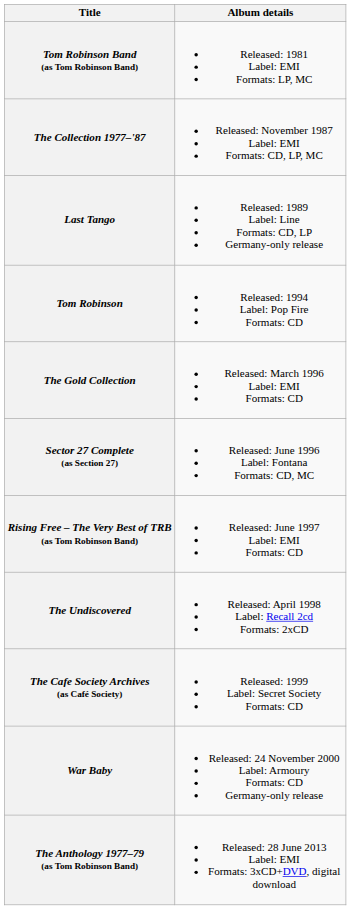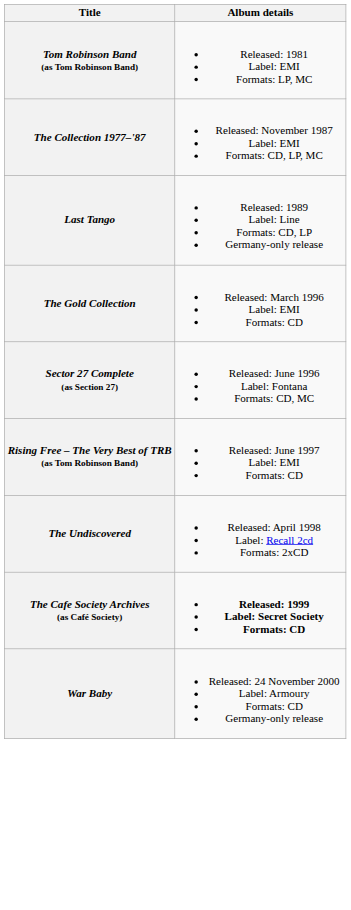- row: (90, 303)
(260, 694) normal -> (260, 617) bold
- row: (90, 859)
